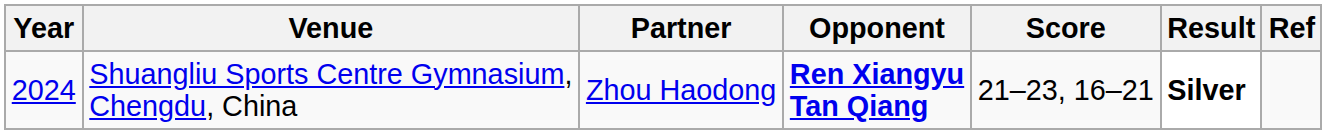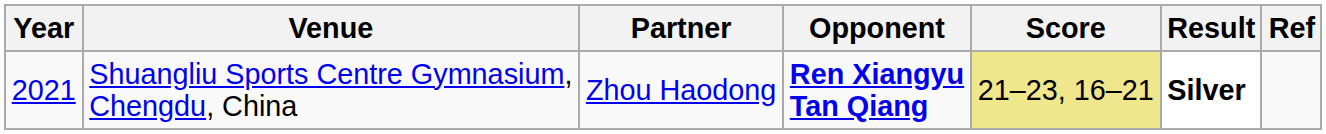(44, 90) 2024 -> (44, 90) 2021
(1066, 90) no background -> (1066, 90) khaki background
